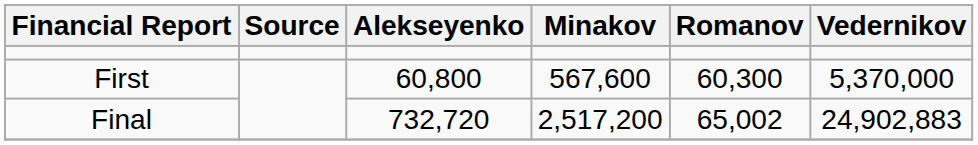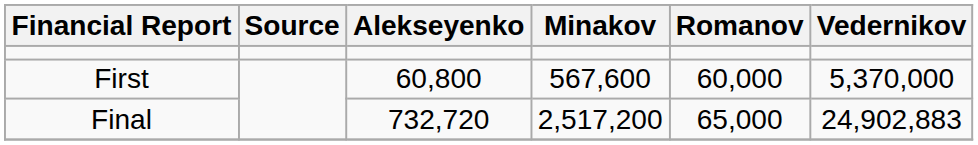(740, 79) 60,300 -> (740, 79) 60,000
(740, 120) 65,002 -> (740, 120) 65,000
